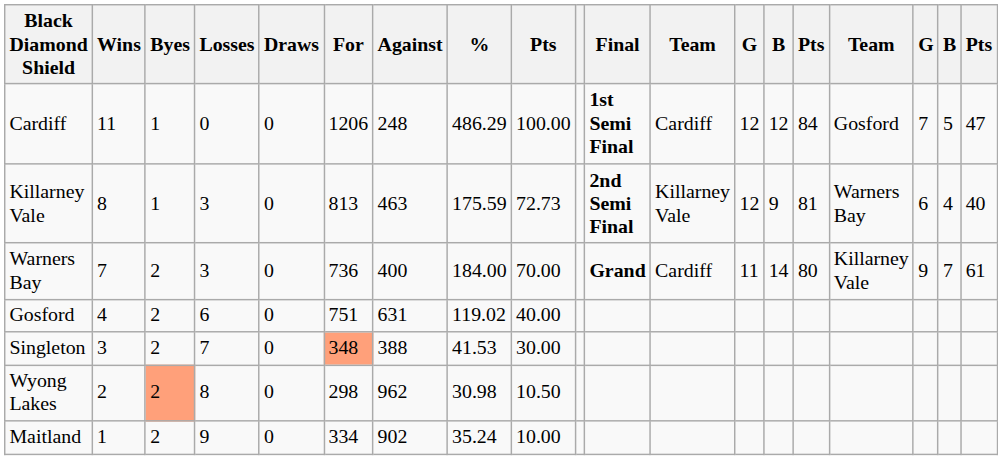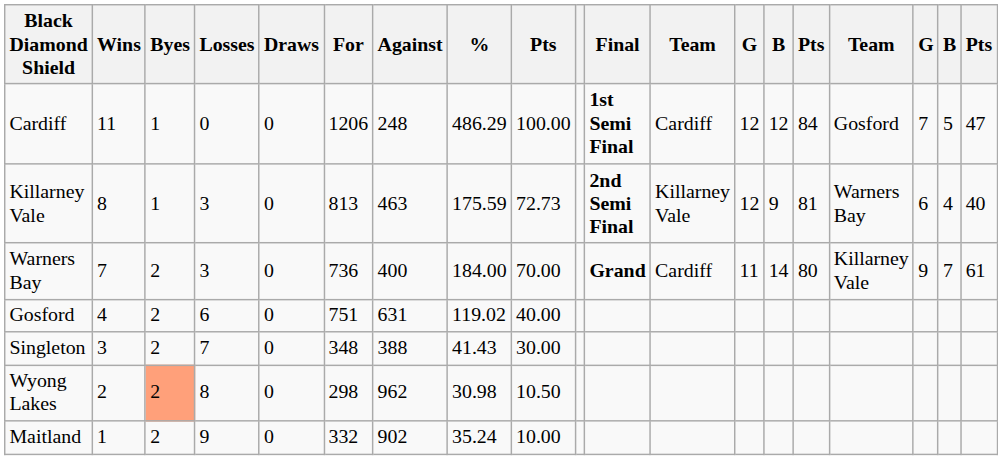(343, 347) lightsalmon background -> (343, 347) no background
(474, 347) 41.53 -> (474, 347) 41.43
(343, 436) 334 -> (343, 436) 332
